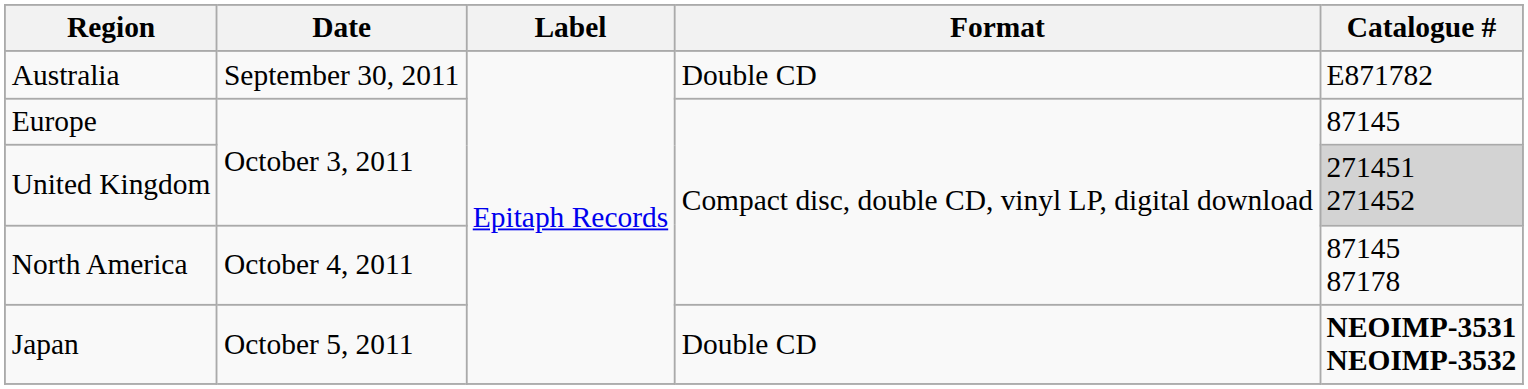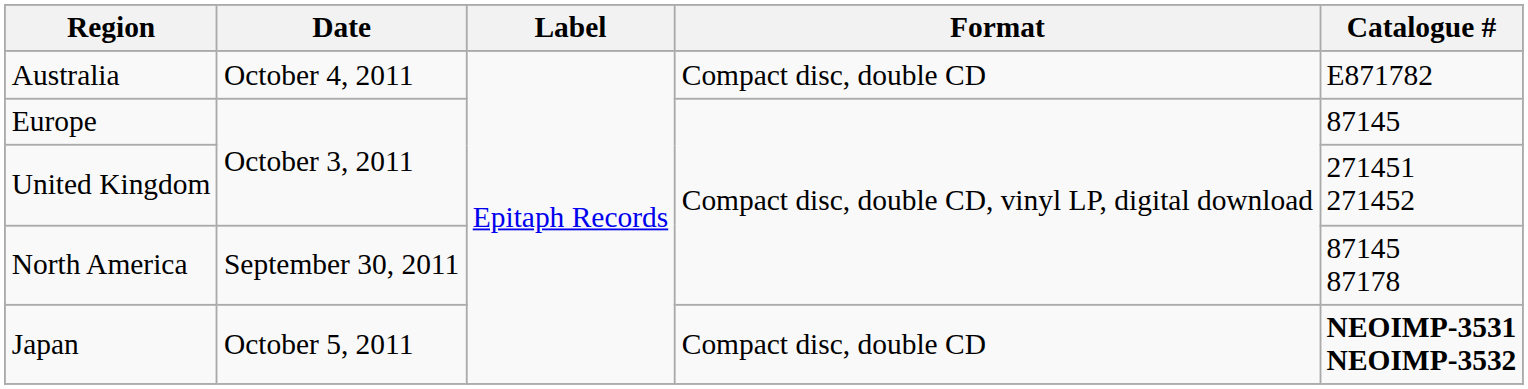(342, 74) September 30, 2011 -> (319, 74) October 4, 2011
(749, 74) Double CD -> (834, 74) Compact disc, double CD
(1371, 184) lightgrey background -> (1371, 184) no background
(319, 264) October 4, 2011 -> (342, 264) September 30, 2011
(749, 344) Double CD -> (834, 344) Compact disc, double CD
